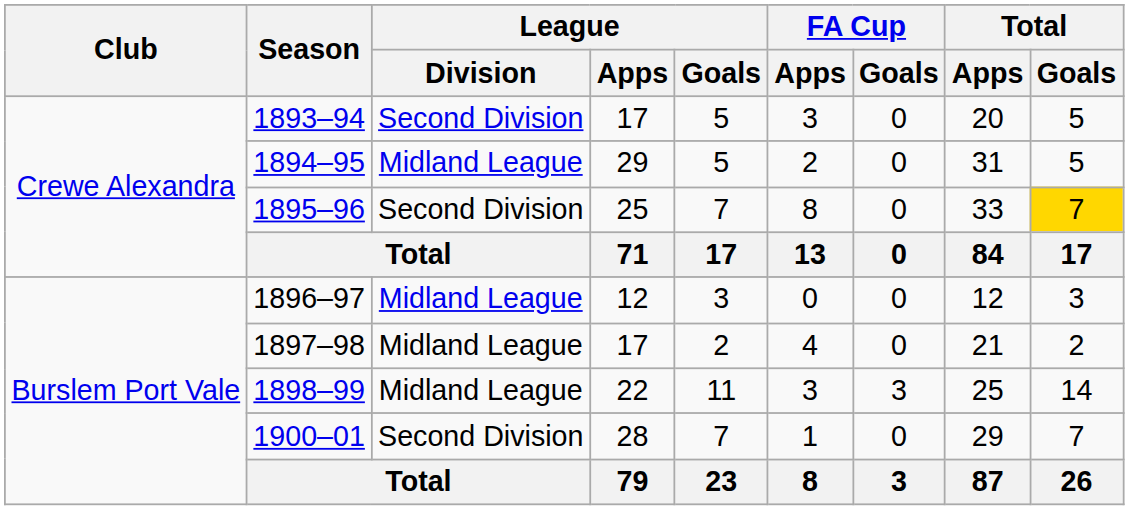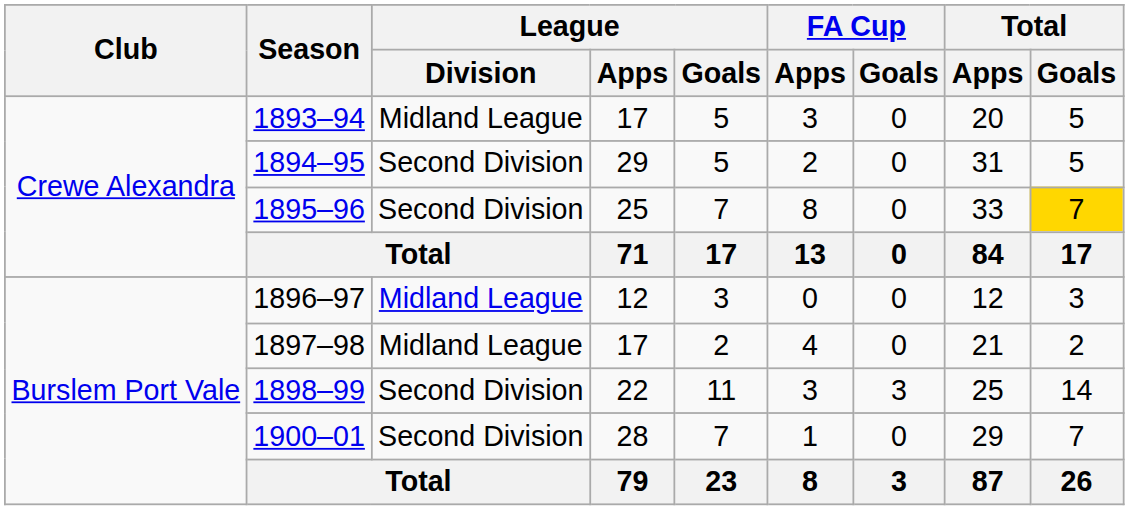(481, 118) Second Division -> (481, 118) Midland League
(481, 163) Midland League -> (481, 163) Second Division
(481, 390) Midland League -> (481, 390) Second Division
